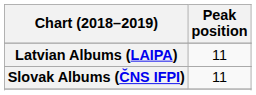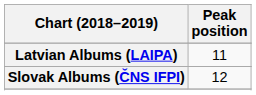(220, 77) 11 -> (220, 77) 12
